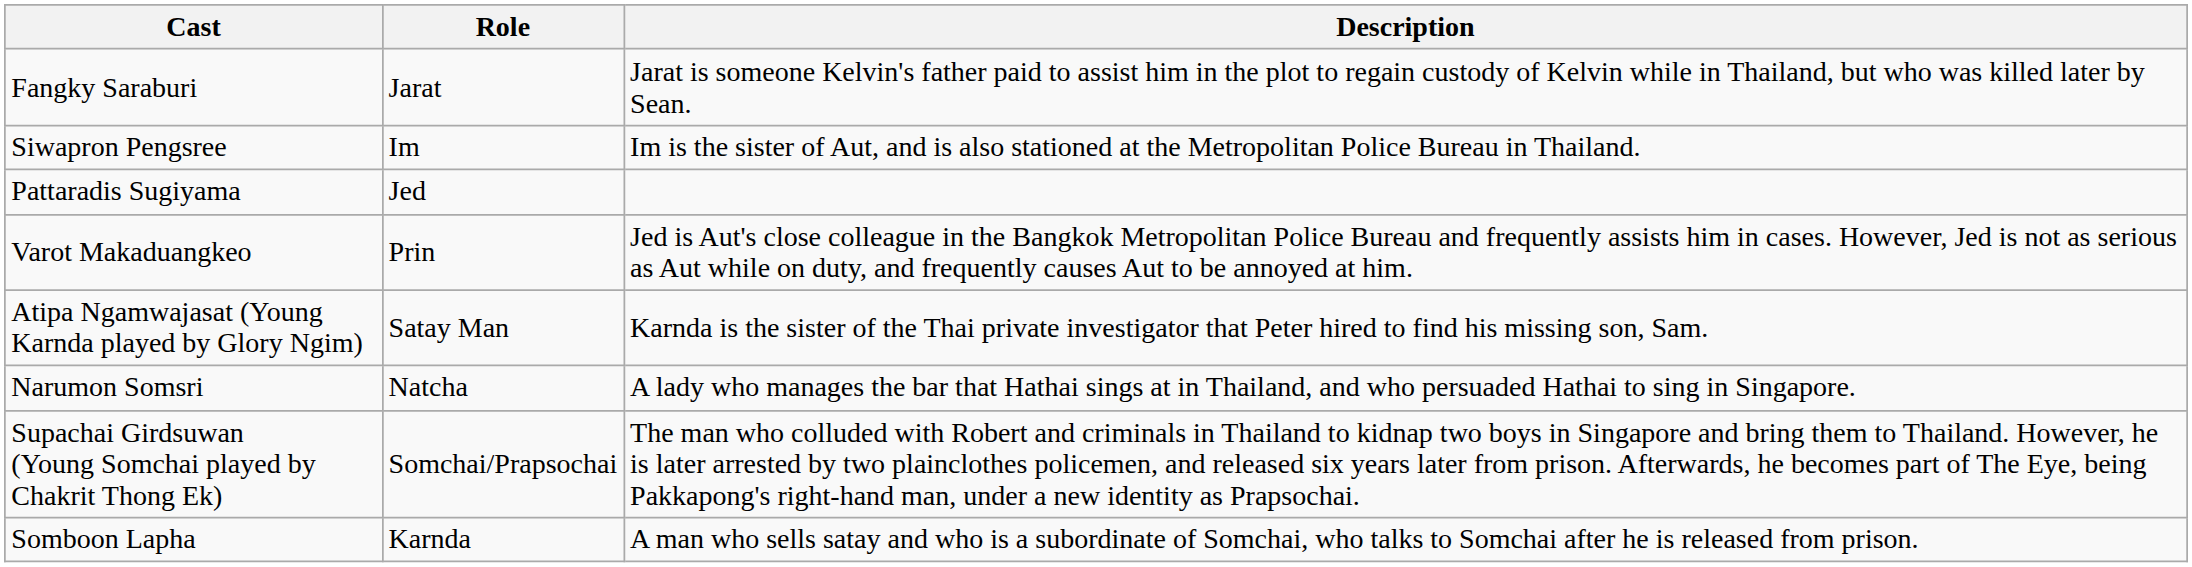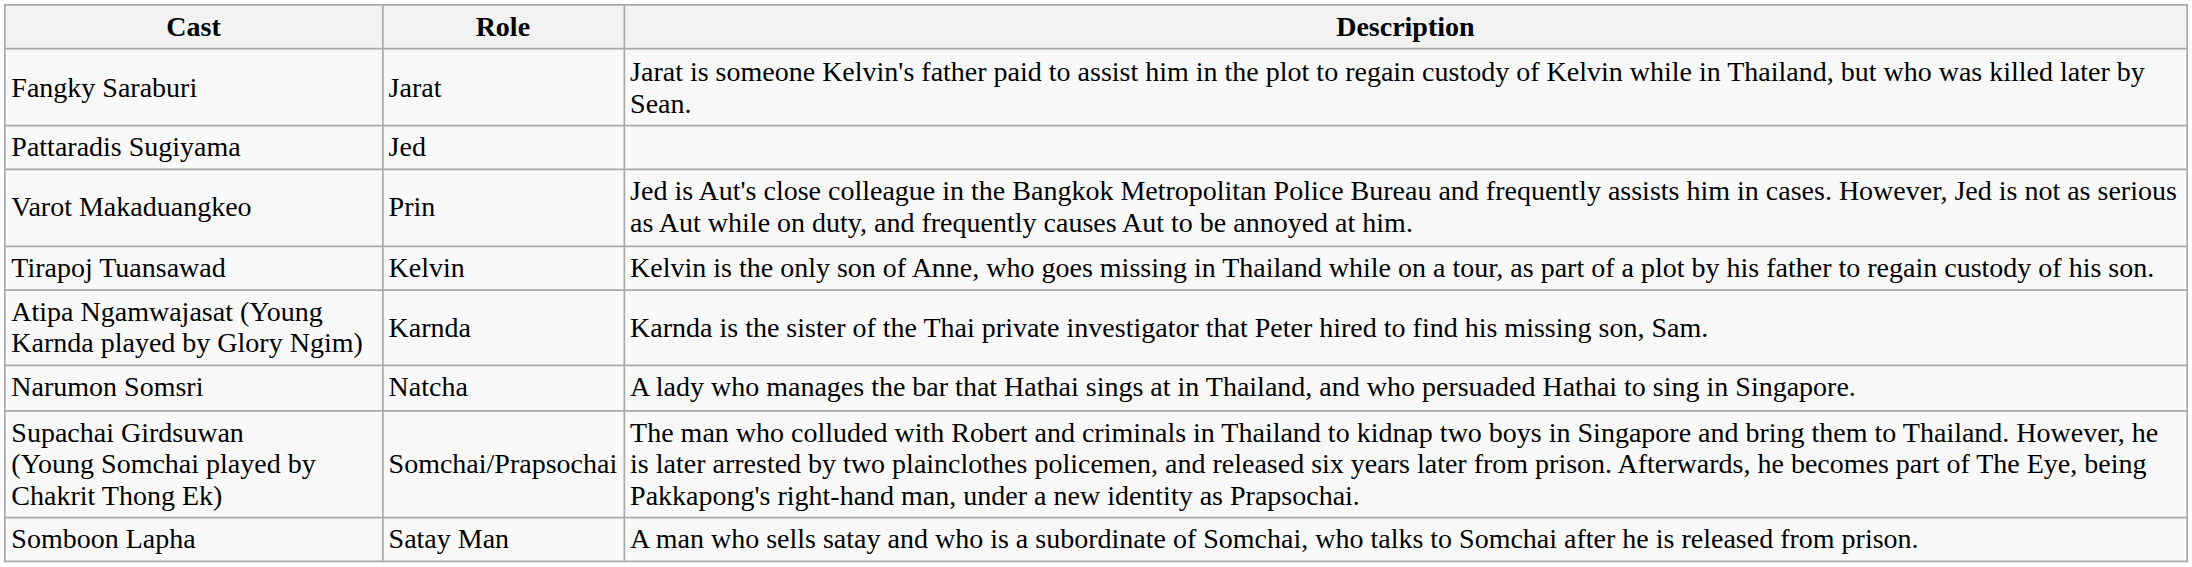- row: (119, 147)
+ row: (119, 267)
(449, 327) Satay Man -> (430, 327) Karnda
(430, 539) Karnda -> (449, 539) Satay Man
